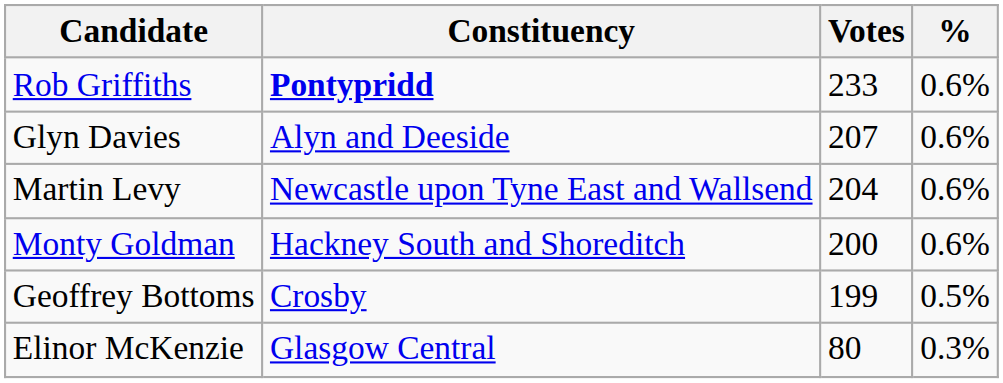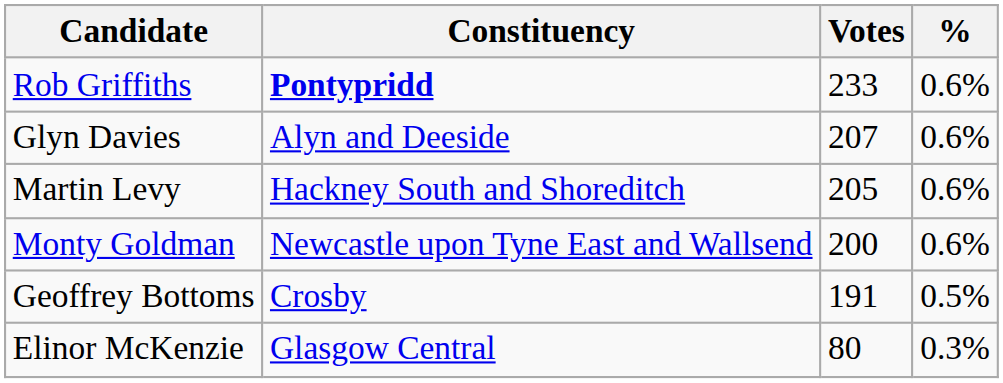(541, 190) Newcastle upon Tyne East and Wallsend -> (478, 190) Hackney South and Shoreditch
(853, 190) 204 -> (853, 190) 205
(478, 243) Hackney South and Shoreditch -> (541, 243) Newcastle upon Tyne East and Wallsend
(853, 296) 199 -> (853, 296) 191
